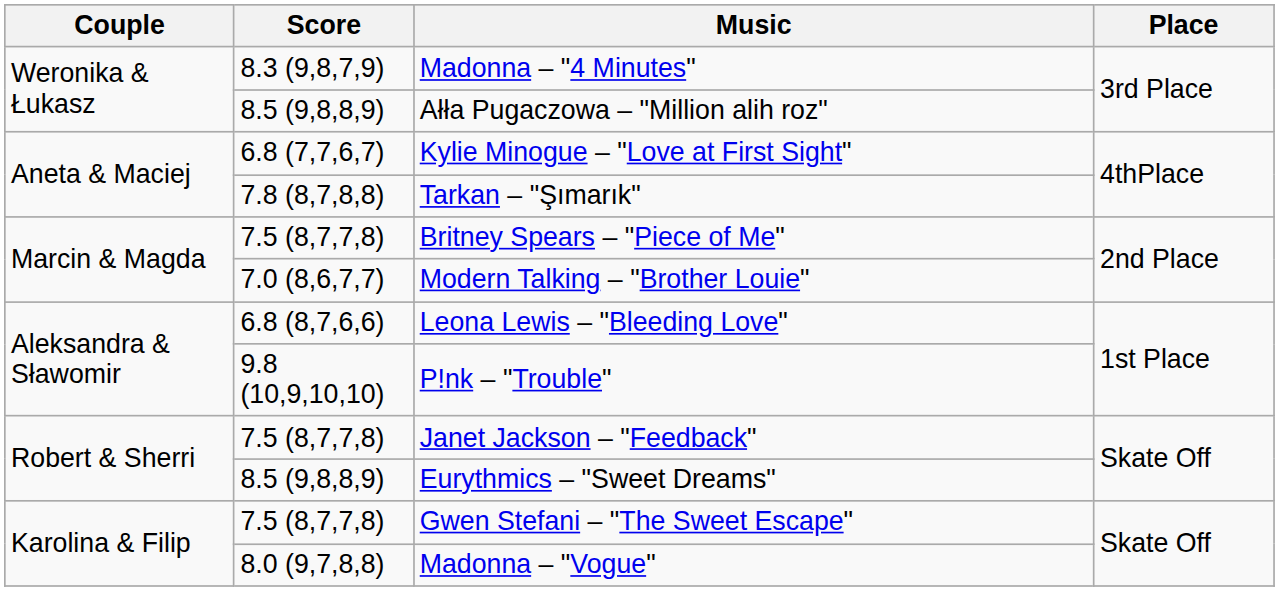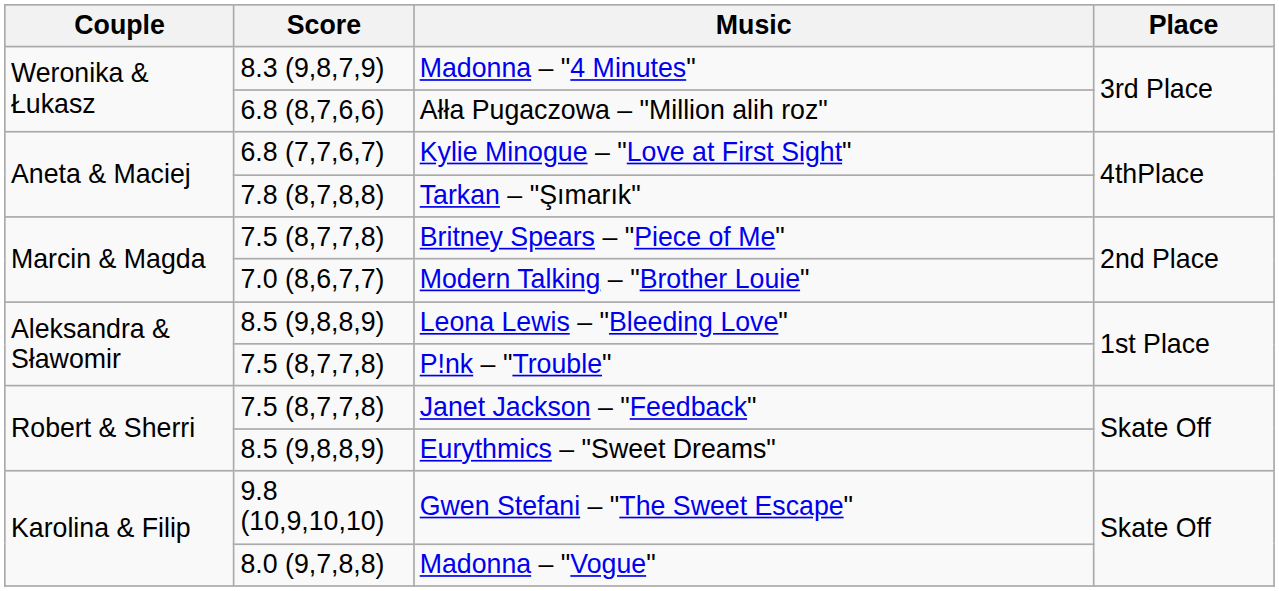(312, 110) 8.5 (9,8,8,9) -> (312, 110) 6.8 (8,7,6,6)
(312, 322) 6.8 (8,7,6,6) -> (312, 322) 8.5 (9,8,8,9)
(312, 379) 9.8 (10,9,10,10) -> (312, 364) 7.5 (8,7,7,8)
(312, 521) 7.5 (8,7,7,8) -> (312, 506) 9.8 (10,9,10,10)
